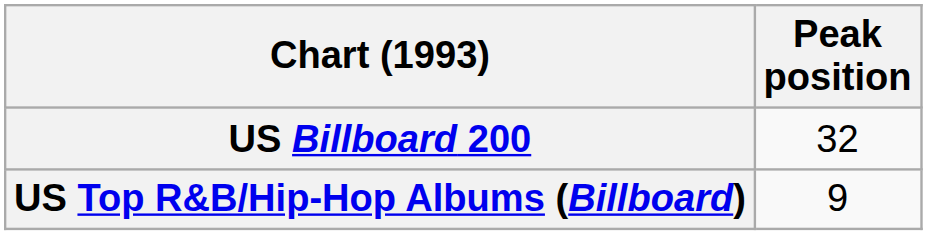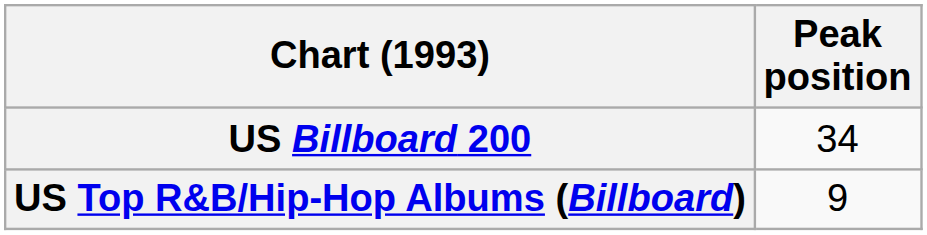(838, 137) 32 -> (838, 137) 34
